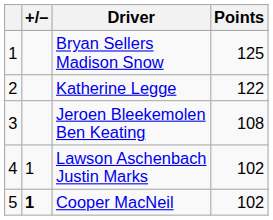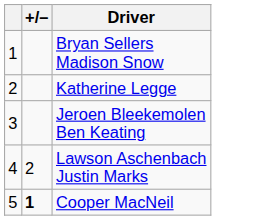- column: (239, 18)
(30, 168) 1 -> (30, 168) 2
